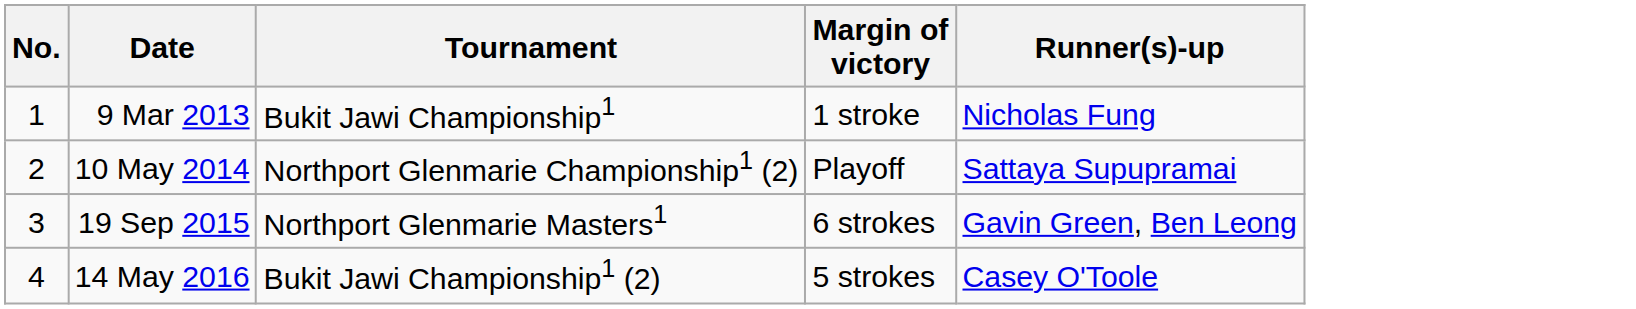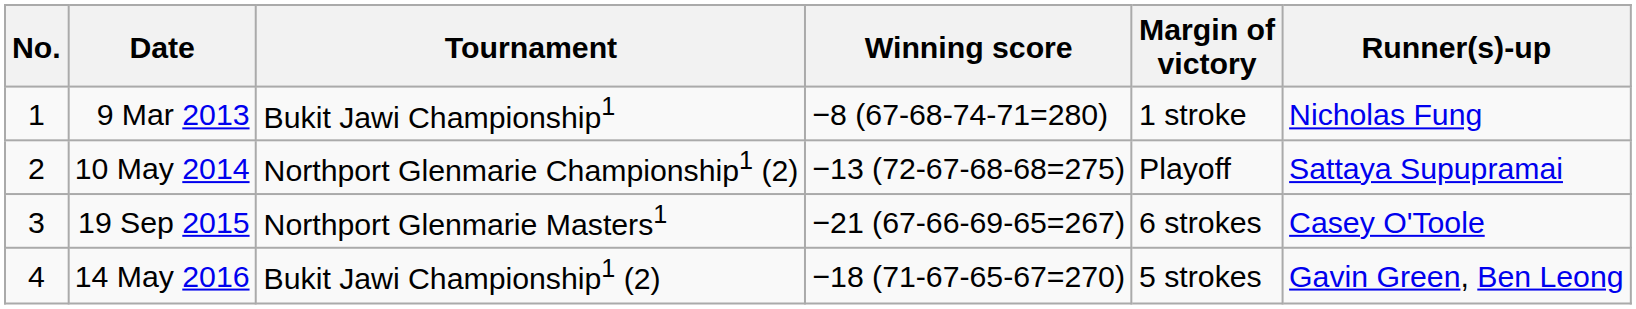+ column: (969, 46)
(1130, 222) Gavin Green, Ben Leong -> (1387, 222) Casey O'Toole
(1060, 276) Casey O'Toole -> (1456, 276) Gavin Green, Ben Leong
